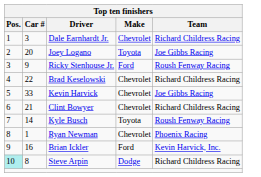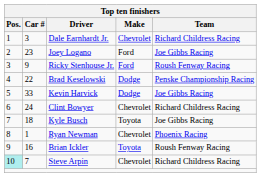(29, 51) 20 -> (29, 51) 23
(130, 51) Toyota -> (126, 51) Ford
(134, 79) Chevrolet -> (129, 79) Dodge
(197, 79) Richard Childress Racing -> (204, 79) Penske Championship Racing
(134, 93) Chevrolet -> (129, 93) Dodge
(29, 106) 21 -> (29, 106) 24
(29, 120) 14 -> (29, 120) 18
(192, 120) Roush Fenway Racing -> (184, 120) Joe Gibbs Racing
(126, 147) Ford -> (130, 147) Toyota
(188, 147) Kevin Harvick, Inc. -> (192, 147) Roush Fenway Racing
(27, 161) 8 -> (27, 161) 7
(129, 161) Dodge -> (134, 161) Chevrolet
